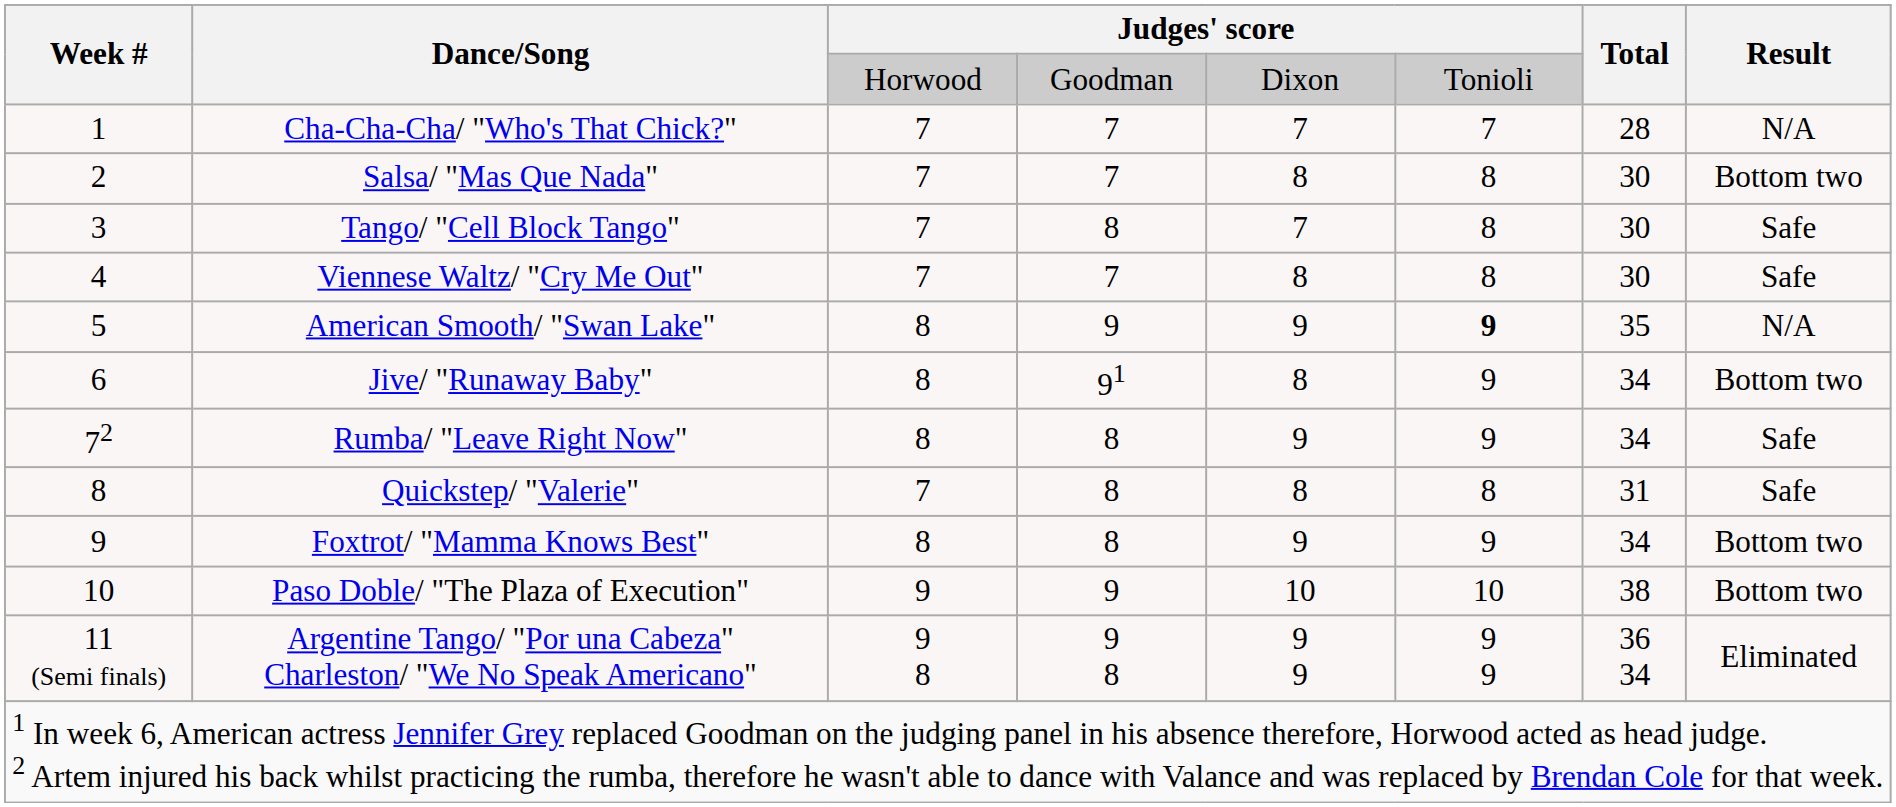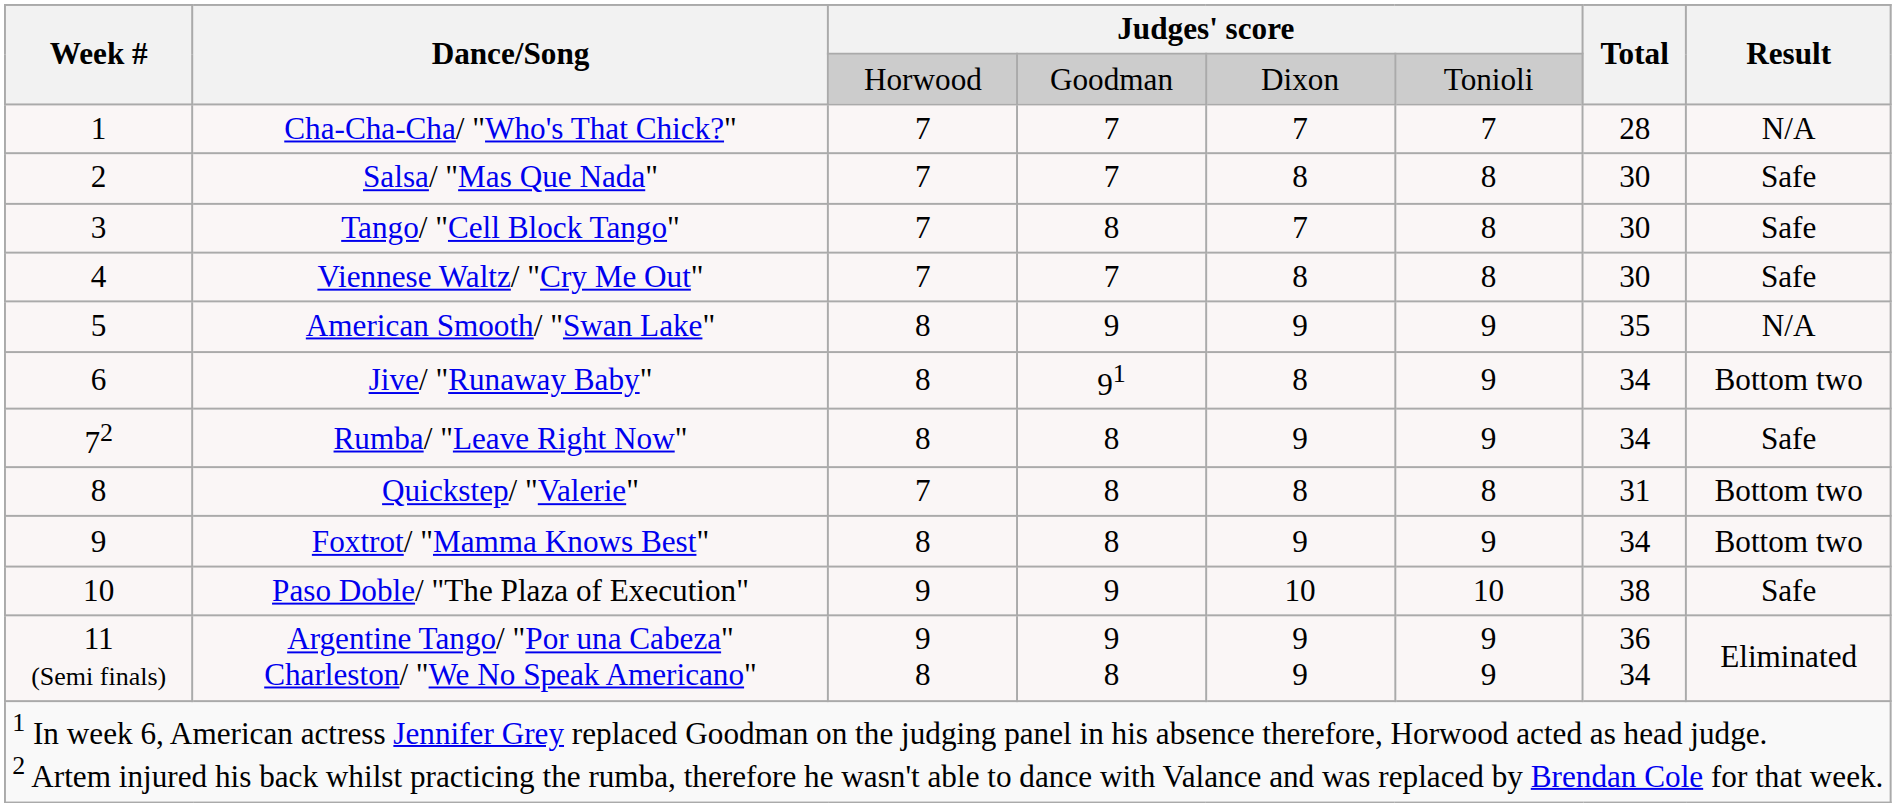(1789, 177) Bottom two -> (1789, 177) Safe
(1489, 326) bold -> (1489, 326) normal
(1789, 491) Safe -> (1789, 491) Bottom two
(1789, 590) Bottom two -> (1789, 590) Safe
